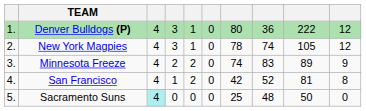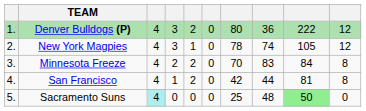(193, 30) 1 -> (193, 30) 2
(236, 64) 74 -> (236, 64) 70
(307, 64) 89 -> (307, 64) 84
(345, 64) 9 -> (345, 64) 8
(268, 81) 52 -> (268, 81) 44
(307, 98) no background -> (307, 98) lightgreen background
